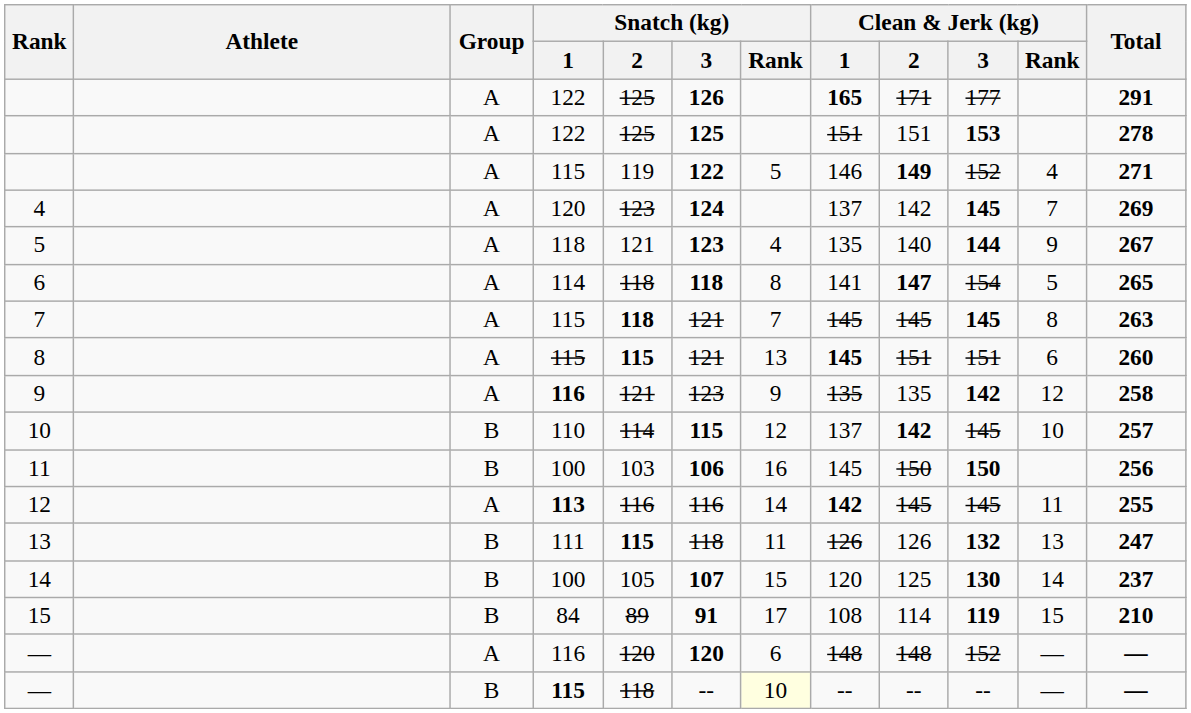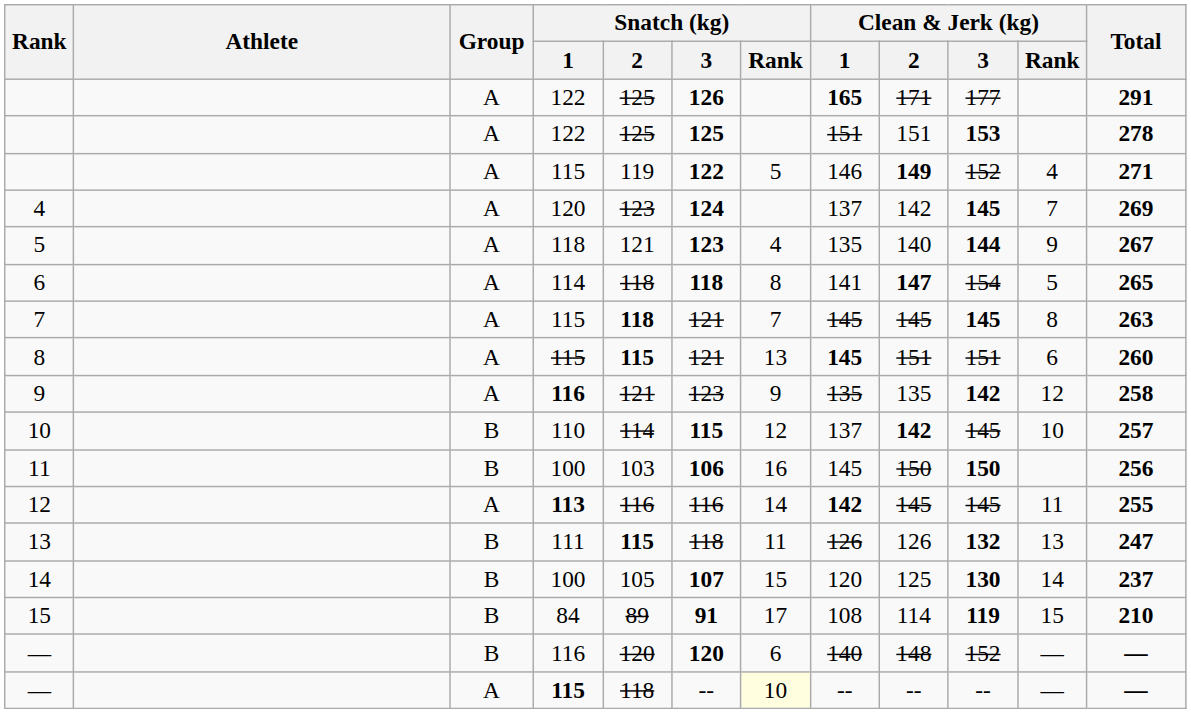(492, 652) A -> (492, 652) B
(845, 652) 148 -> (845, 652) 140
(492, 689) B -> (492, 689) A
